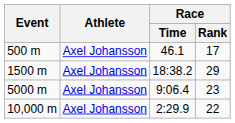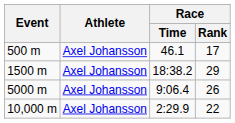(213, 90) 23 -> (213, 90) 26
